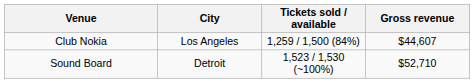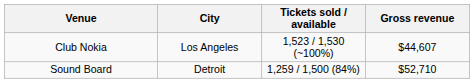(313, 41) 1,259 / 1,500 (84%) -> (313, 47) 1,523 / 1,530 (~100%)
(313, 64) 1,523 / 1,530 (~100%) -> (313, 70) 1,259 / 1,500 (84%)
